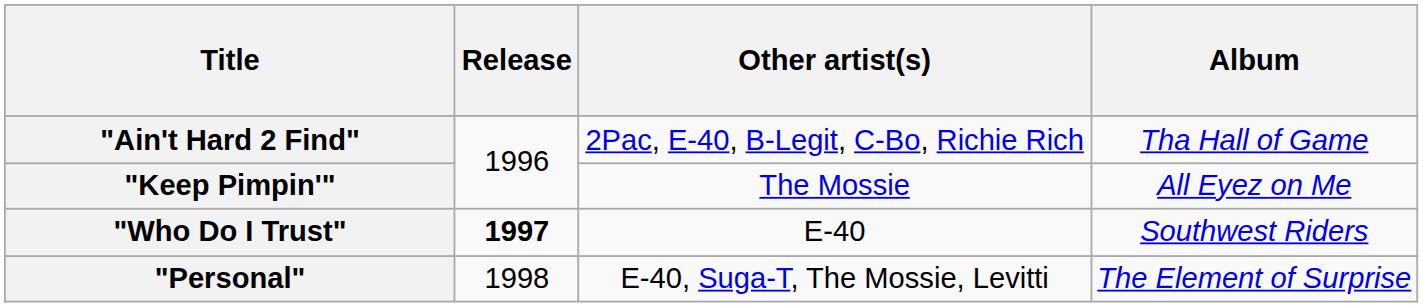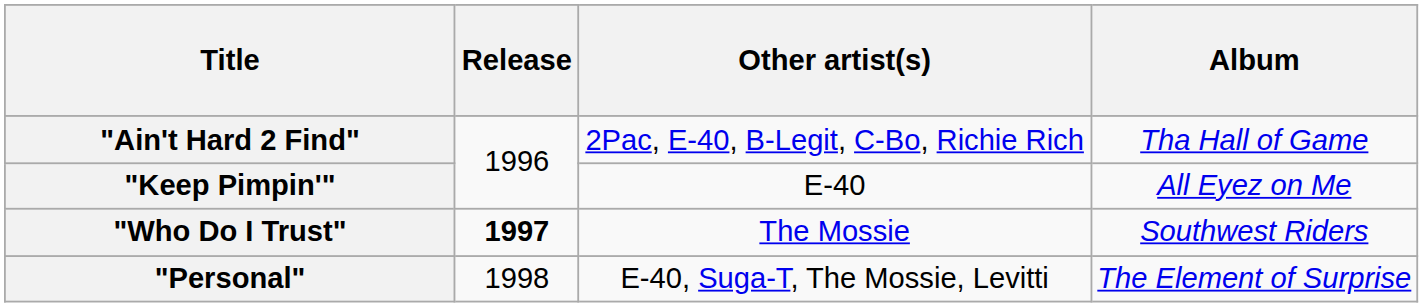(835, 185) The Mossie -> (835, 185) E-40
(835, 231) E-40 -> (835, 231) The Mossie
